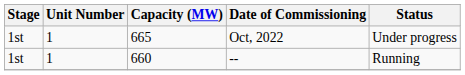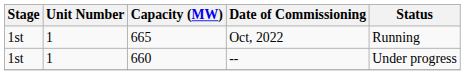(415, 37) Under progress -> (396, 37) Running
(396, 59) Running -> (415, 59) Under progress
